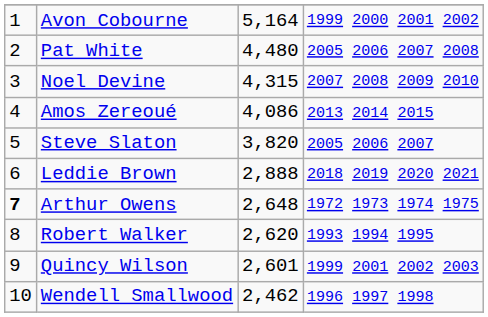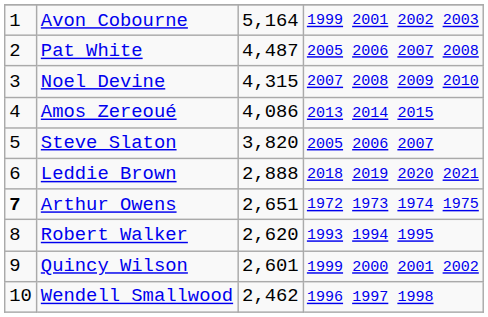(393, 20) 1999 2000 2001 2002 -> (393, 20) 1999 2001 2002 2003
(270, 51) 4,480 -> (270, 51) 4,487
(270, 204) 2,648 -> (270, 204) 2,651
(393, 266) 1999 2001 2002 2003 -> (393, 266) 1999 2000 2001 2002
